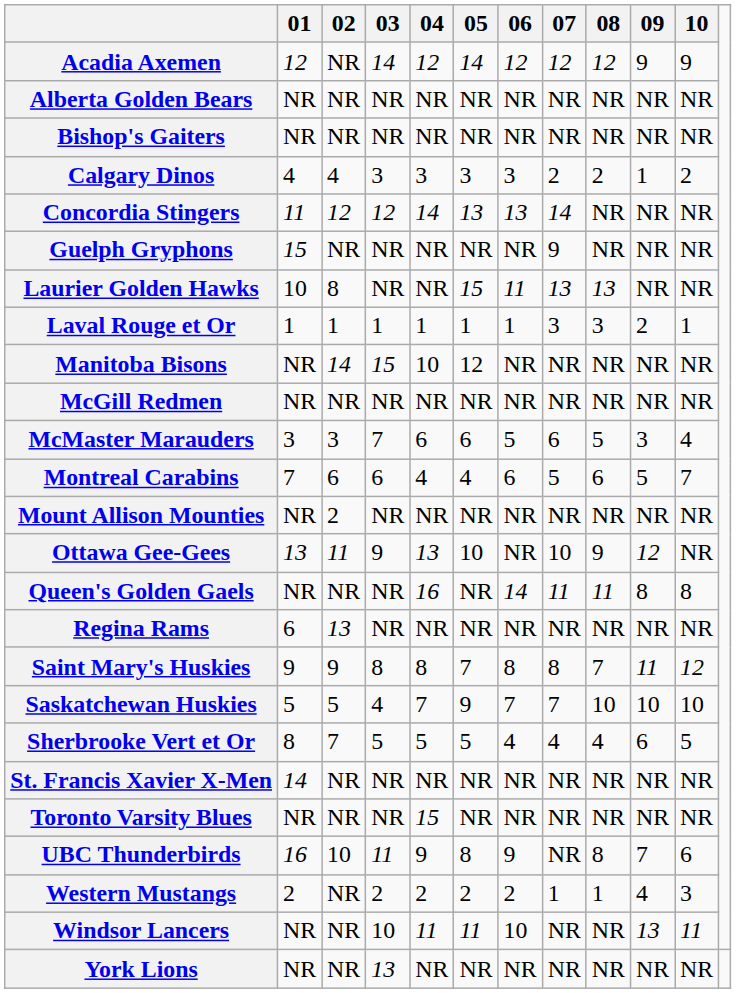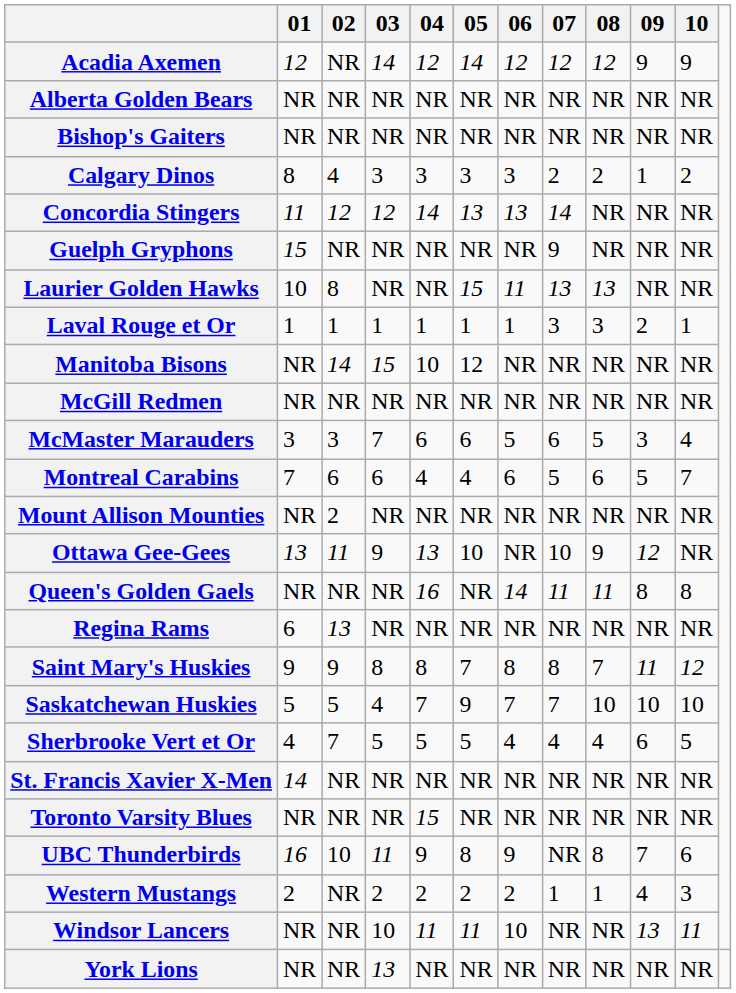(289, 174) 4 -> (289, 174) 8
(289, 741) 8 -> (289, 741) 4
